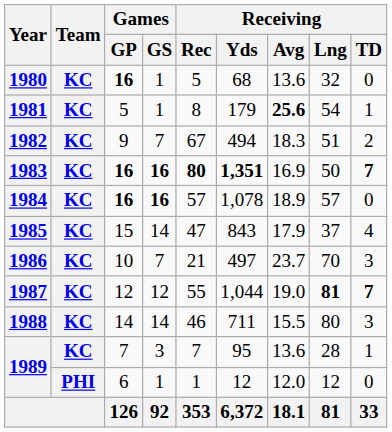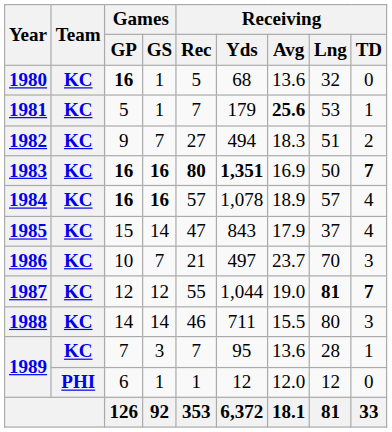(196, 110) 8 -> (196, 110) 7
(330, 110) 54 -> (330, 110) 53
(196, 140) 67 -> (196, 140) 27
(369, 200) 0 -> (369, 200) 4
